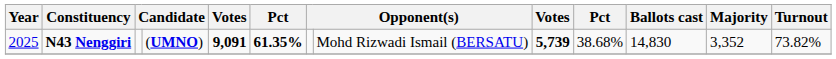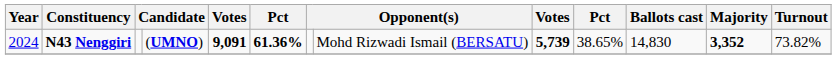(24, 41) 2025 -> (24, 41) 2024
(278, 41) 61.35% -> (278, 41) 61.36%
(600, 41) 38.68% -> (600, 41) 38.65%
(727, 41) normal -> (727, 41) bold
